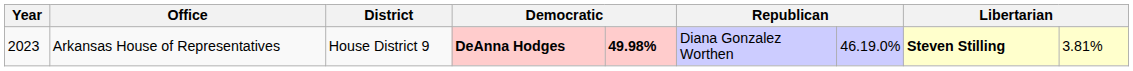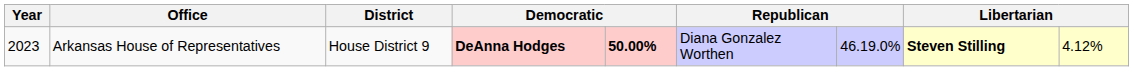(632, 46) 49.98% -> (632, 46) 50.00%
(1082, 46) 3.81% -> (1082, 46) 4.12%
